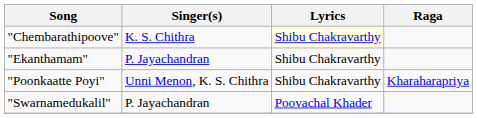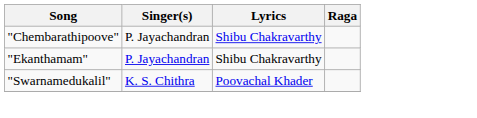(160, 37) K. S. Chithra -> (167, 37) P. Jayachandran
(328, 37) lightyellow background -> (269, 37) no background
- row: (56, 81)
(167, 102) P. Jayachandran -> (160, 81) K. S. Chithra
